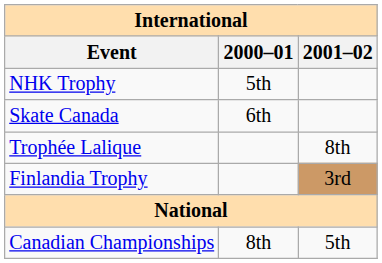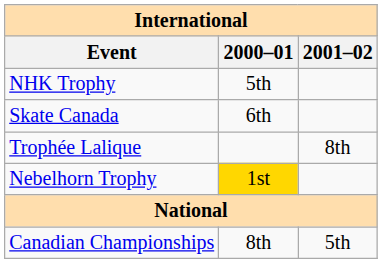- row: (78, 178)
+ row: (83, 178)
